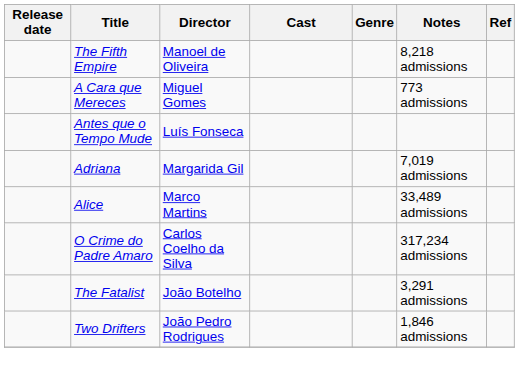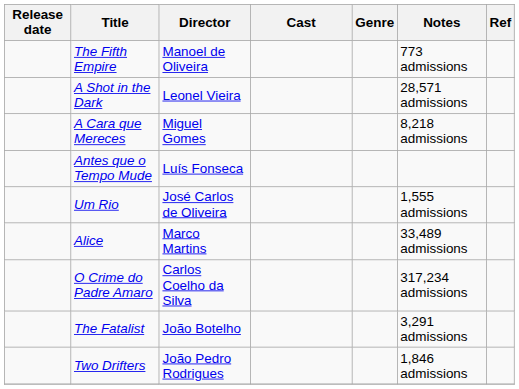(434, 59) 8,218 admissions -> (434, 59) 773 admissions
+ row: (112, 95)
(434, 95) 773 admissions -> (434, 132) 8,218 admissions
- row: (97, 168)
+ row: (96, 204)
